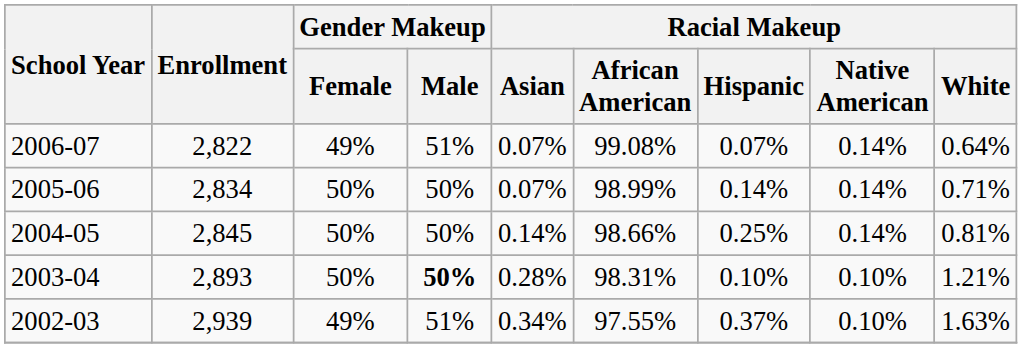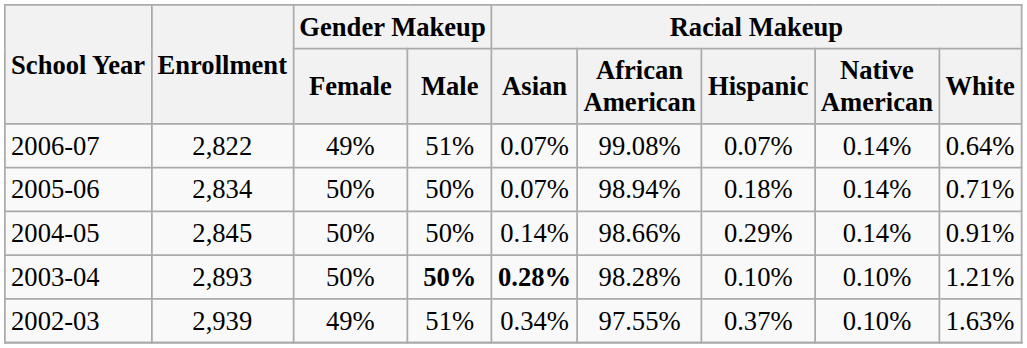(635, 189) 98.99% -> (640, 189) 98.94%
(754, 189) 0.14% -> (758, 189) 0.18%
(754, 233) 0.25% -> (758, 233) 0.29%
(976, 233) 0.81% -> (980, 233) 0.91%
(532, 277) normal -> (535, 277) bold
(635, 277) 98.31% -> (640, 277) 98.28%
